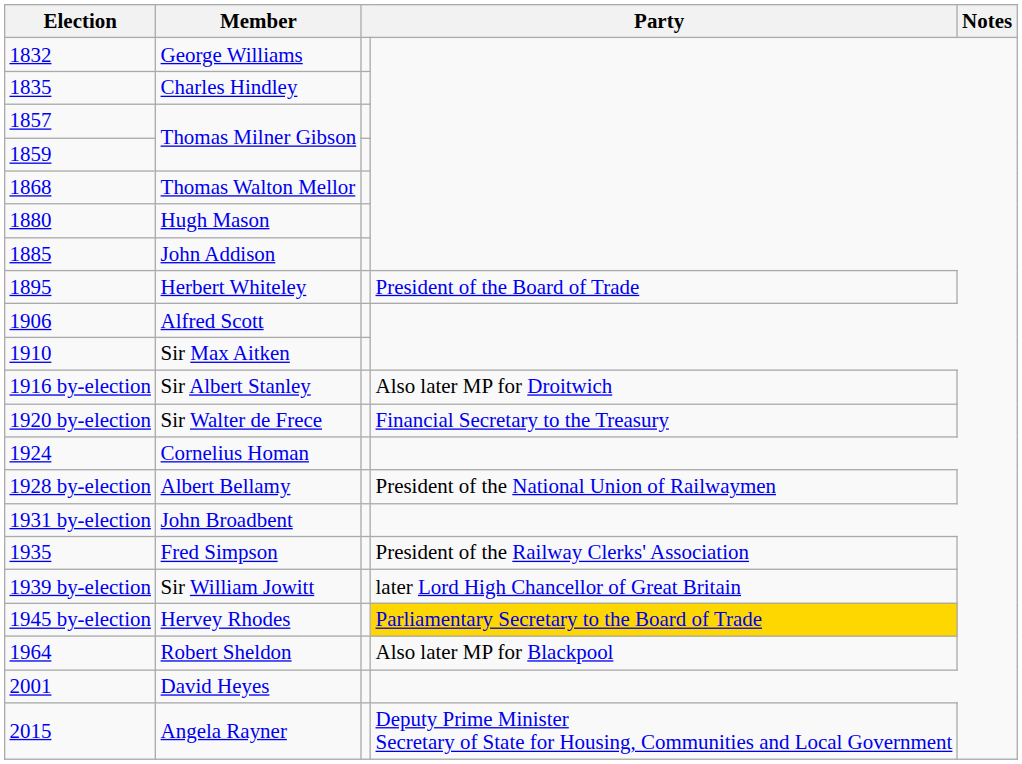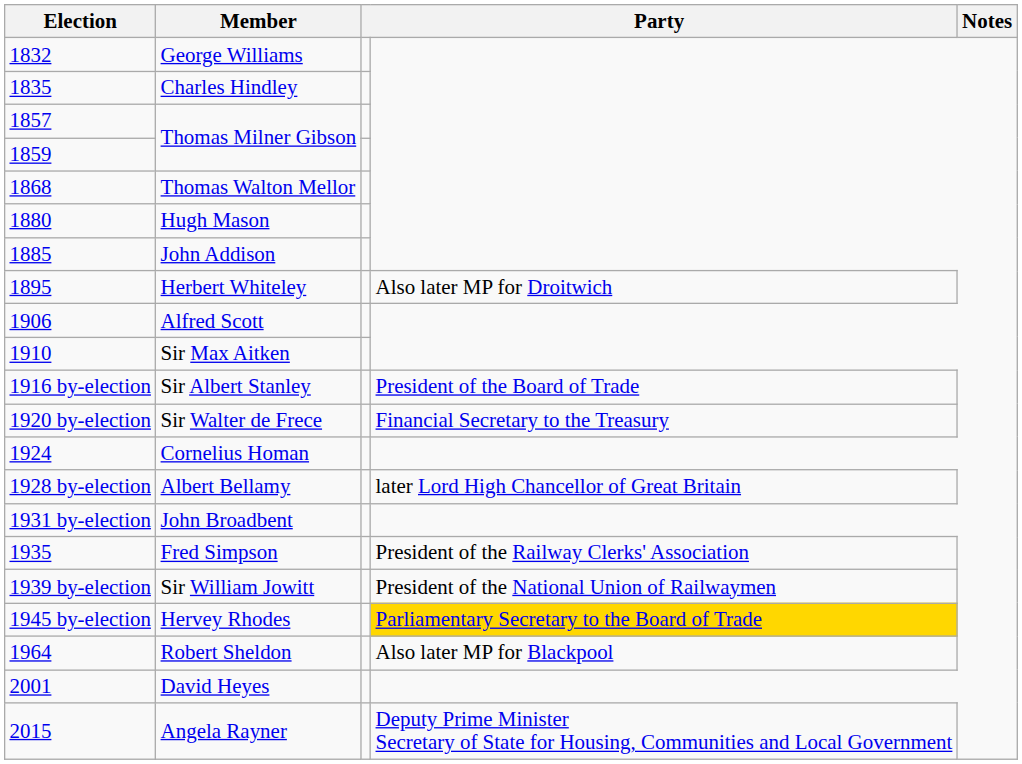(507, 287) President of the Board of Trade -> (494, 287) Also later MP for Droitwich
(494, 386) Also later MP for Droitwich -> (507, 386) President of the Board of Trade
(576, 486) President of the National Union of Railwaymen -> (558, 486) later Lord High Chancellor of Great Britain
(558, 586) later Lord High Chancellor of Great Britain -> (576, 586) President of the National Union of Railwaymen
